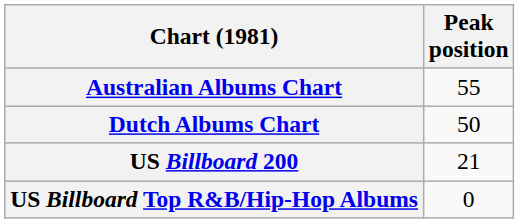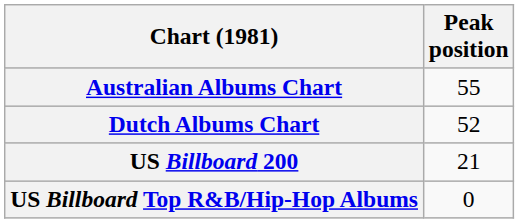(469, 124) 50 -> (469, 124) 52
